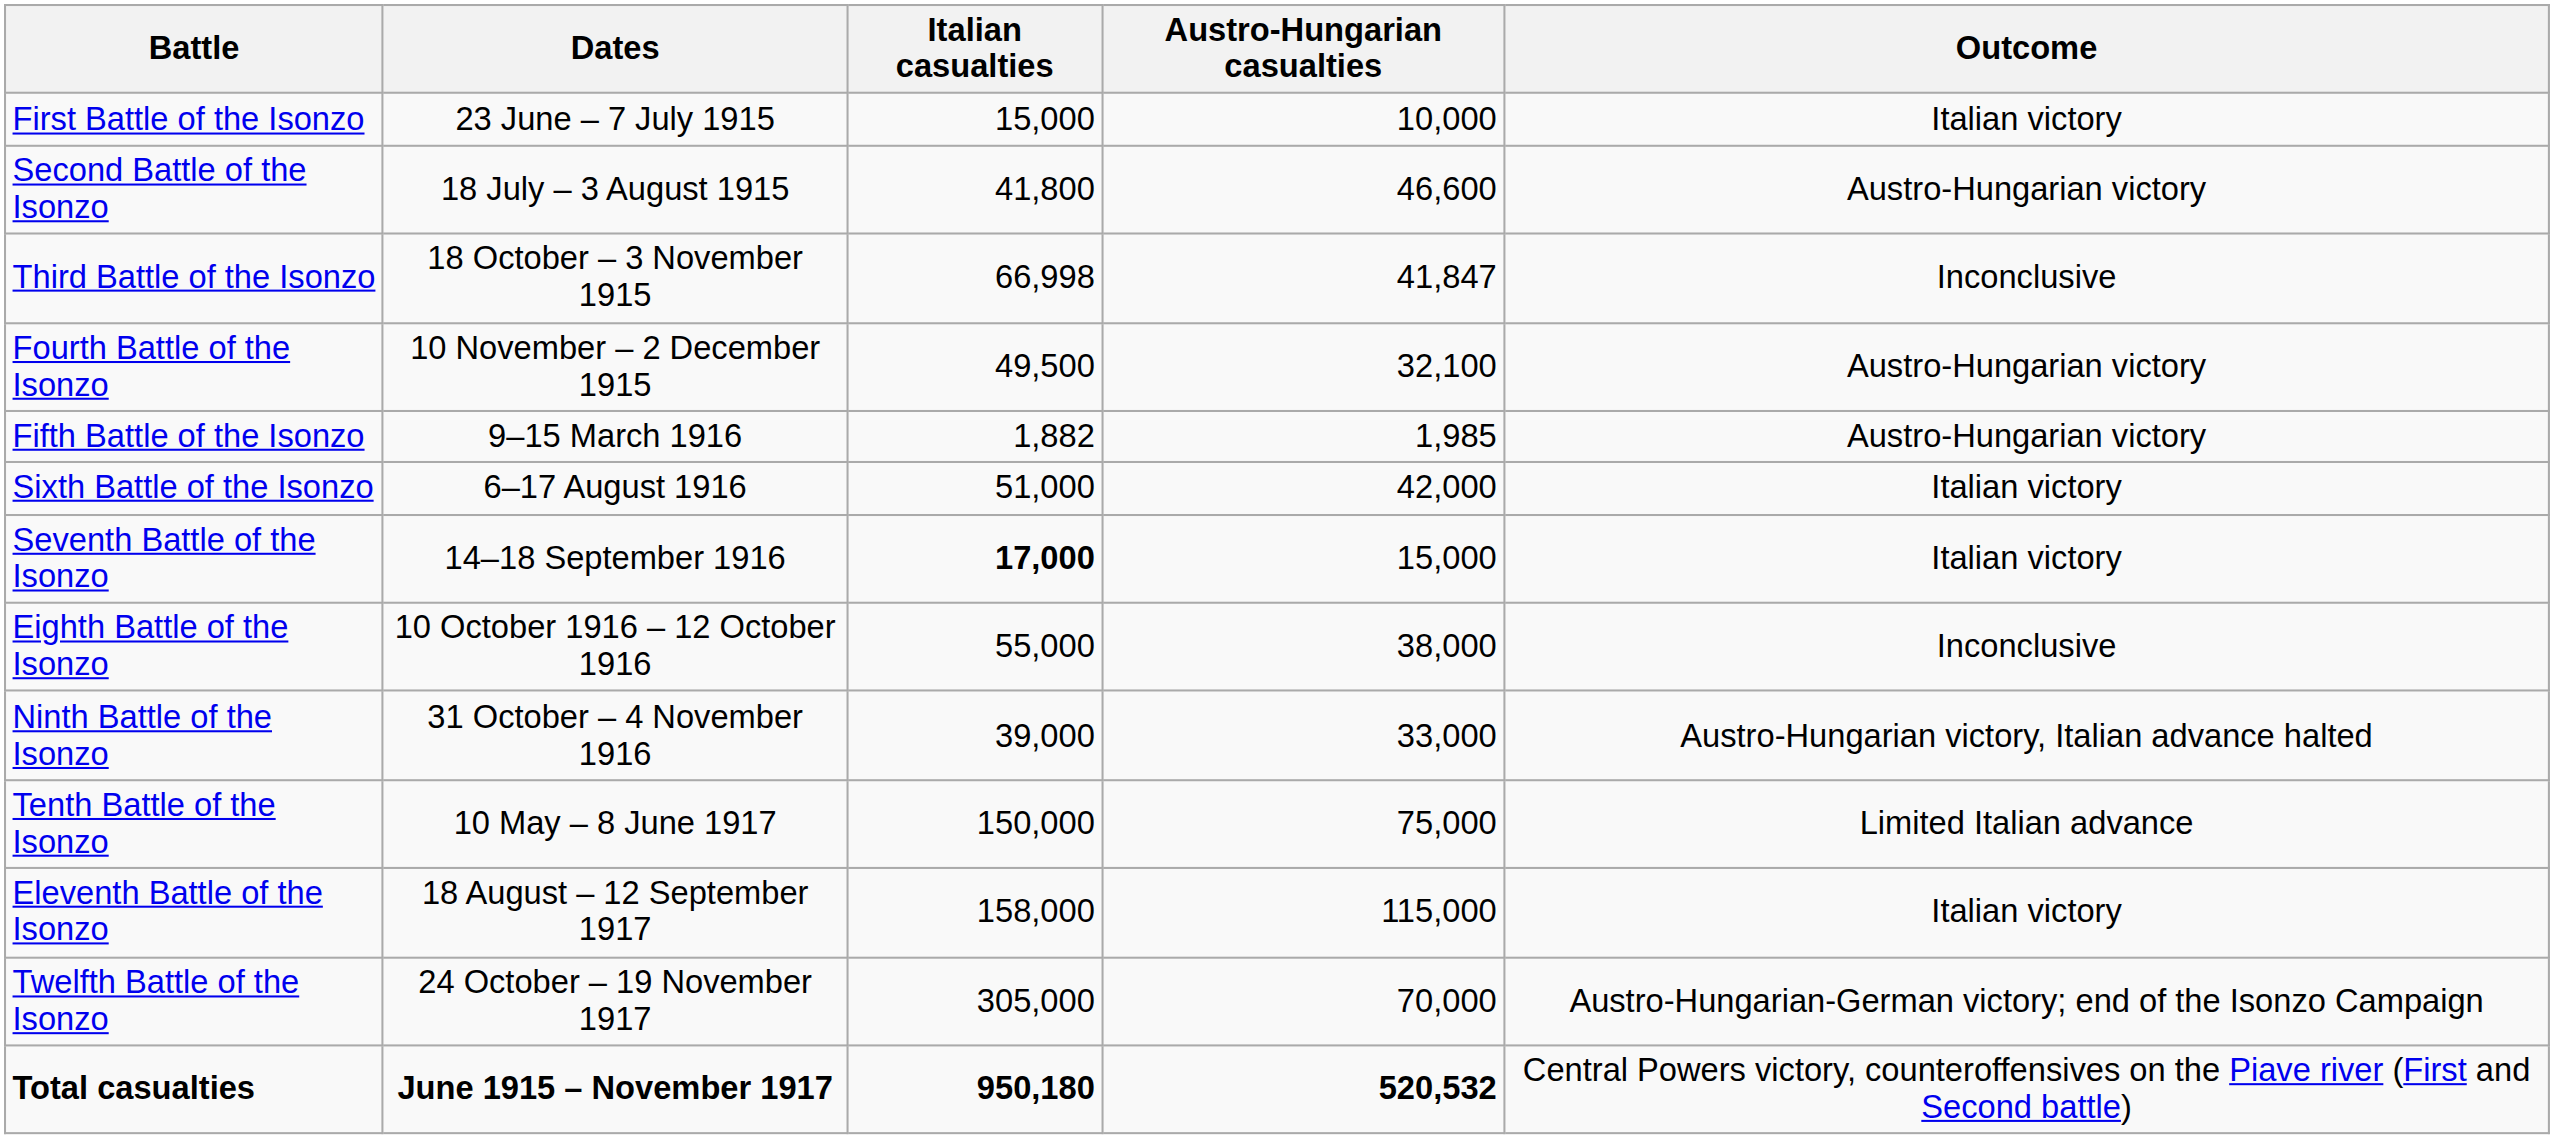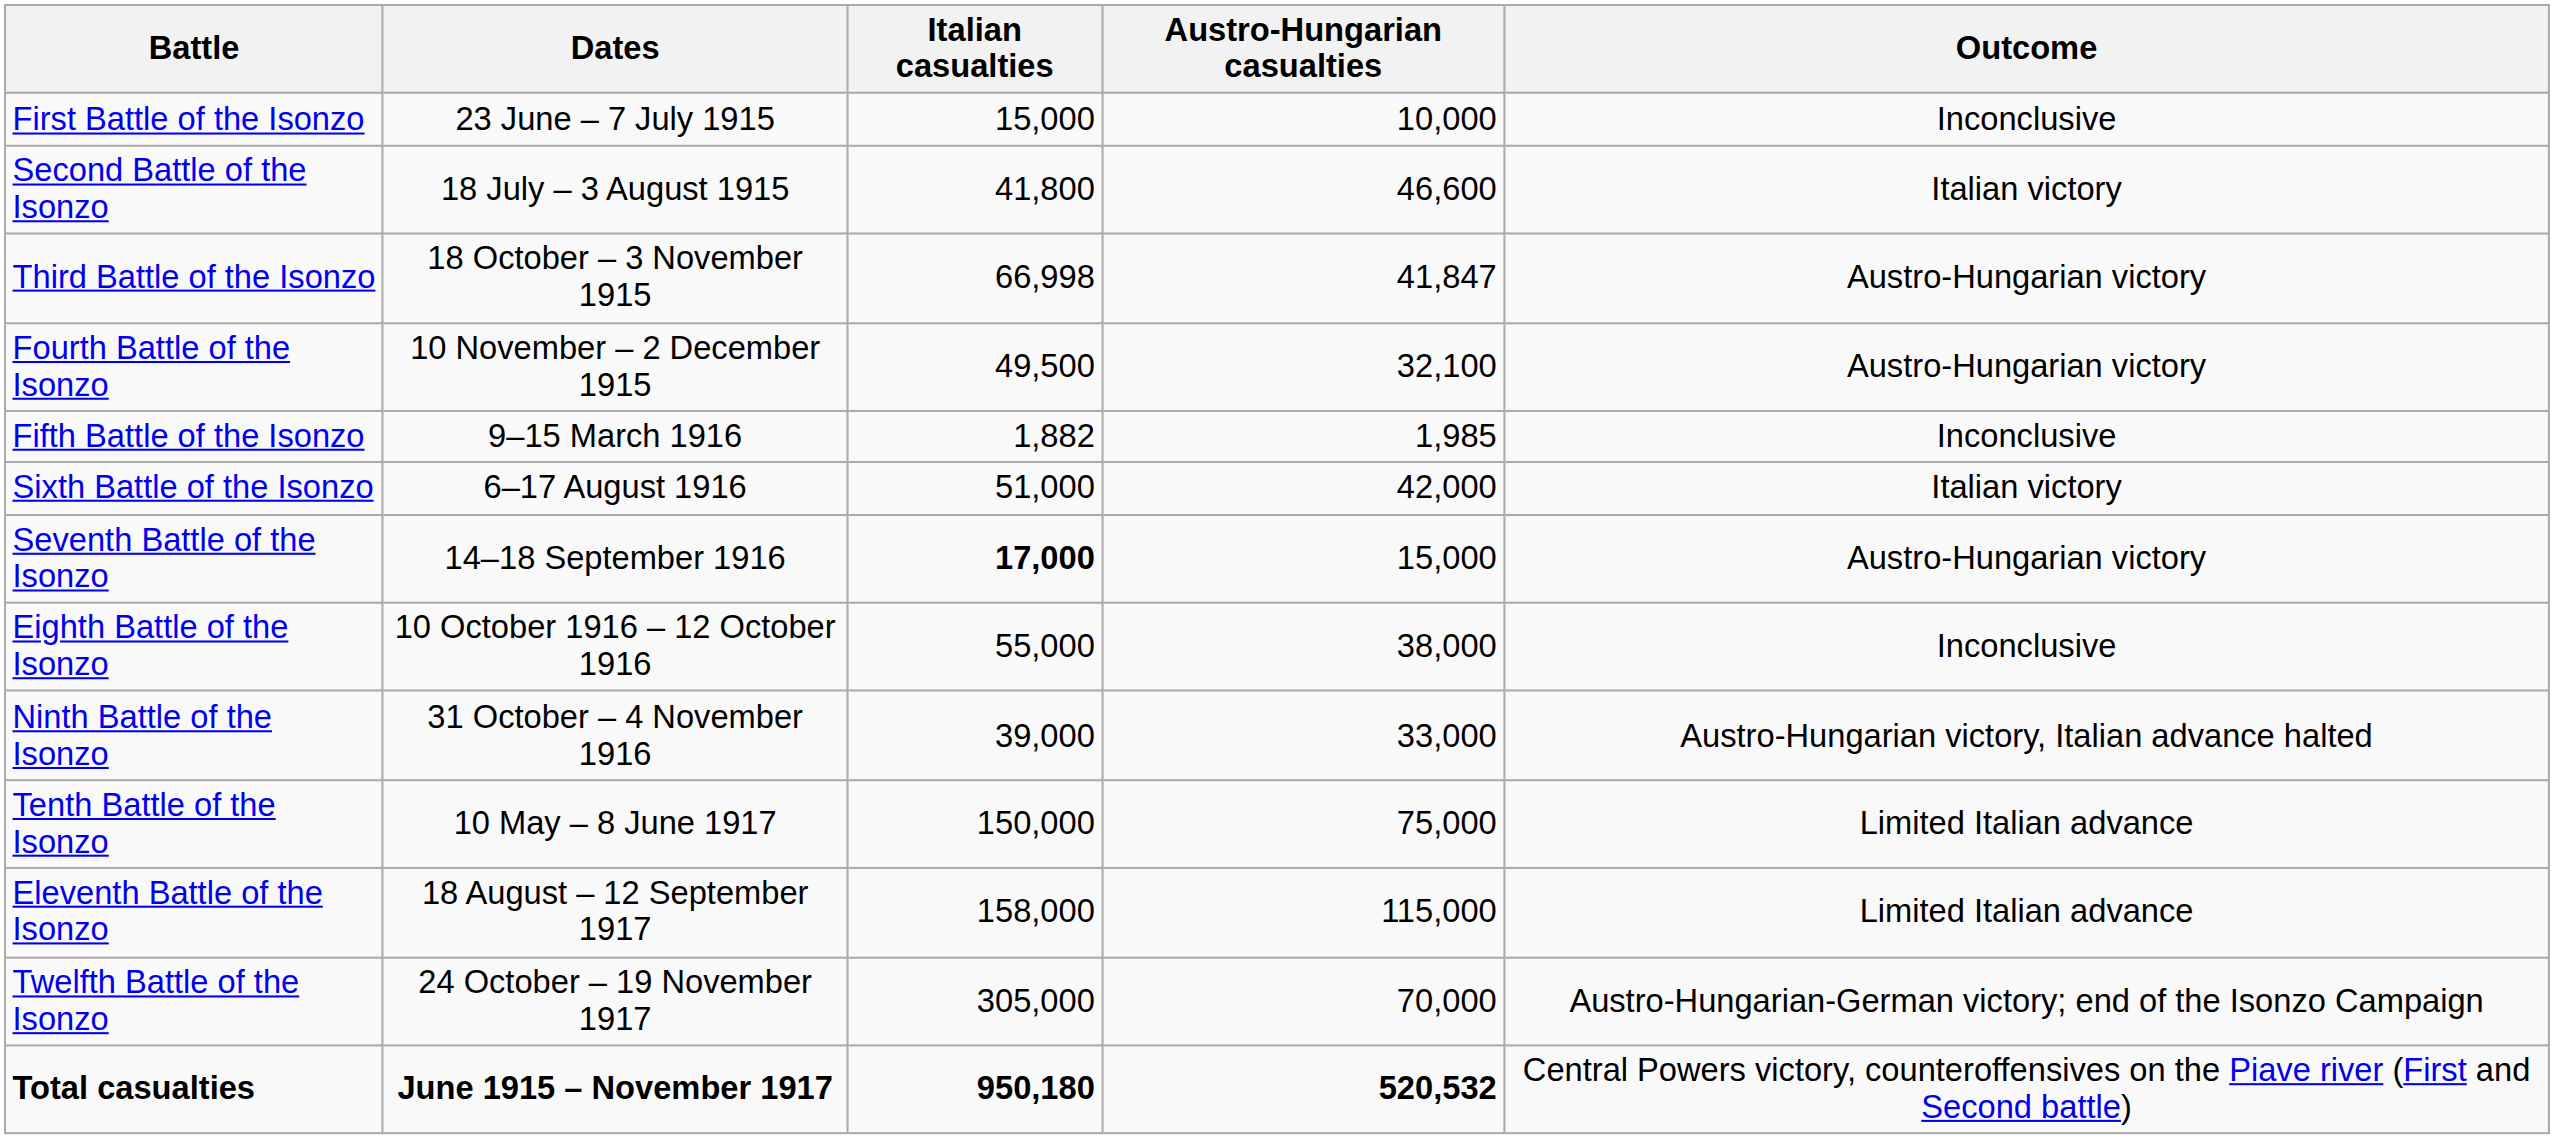(2027, 118) Italian victory -> (2027, 118) Inconclusive
(2027, 188) Austro-Hungarian victory -> (2027, 188) Italian victory
(2027, 277) Inconclusive -> (2027, 277) Austro-Hungarian victory
(2027, 436) Austro-Hungarian victory -> (2027, 436) Inconclusive
(2027, 557) Italian victory -> (2027, 557) Austro-Hungarian victory
(2027, 911) Italian victory -> (2027, 911) Limited Italian advance
